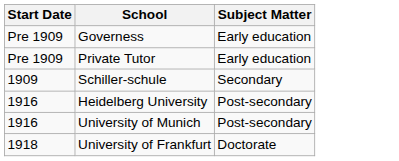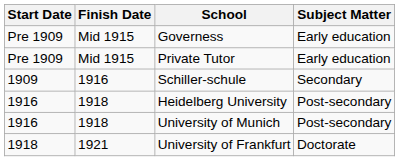+ column: (115, 15)
